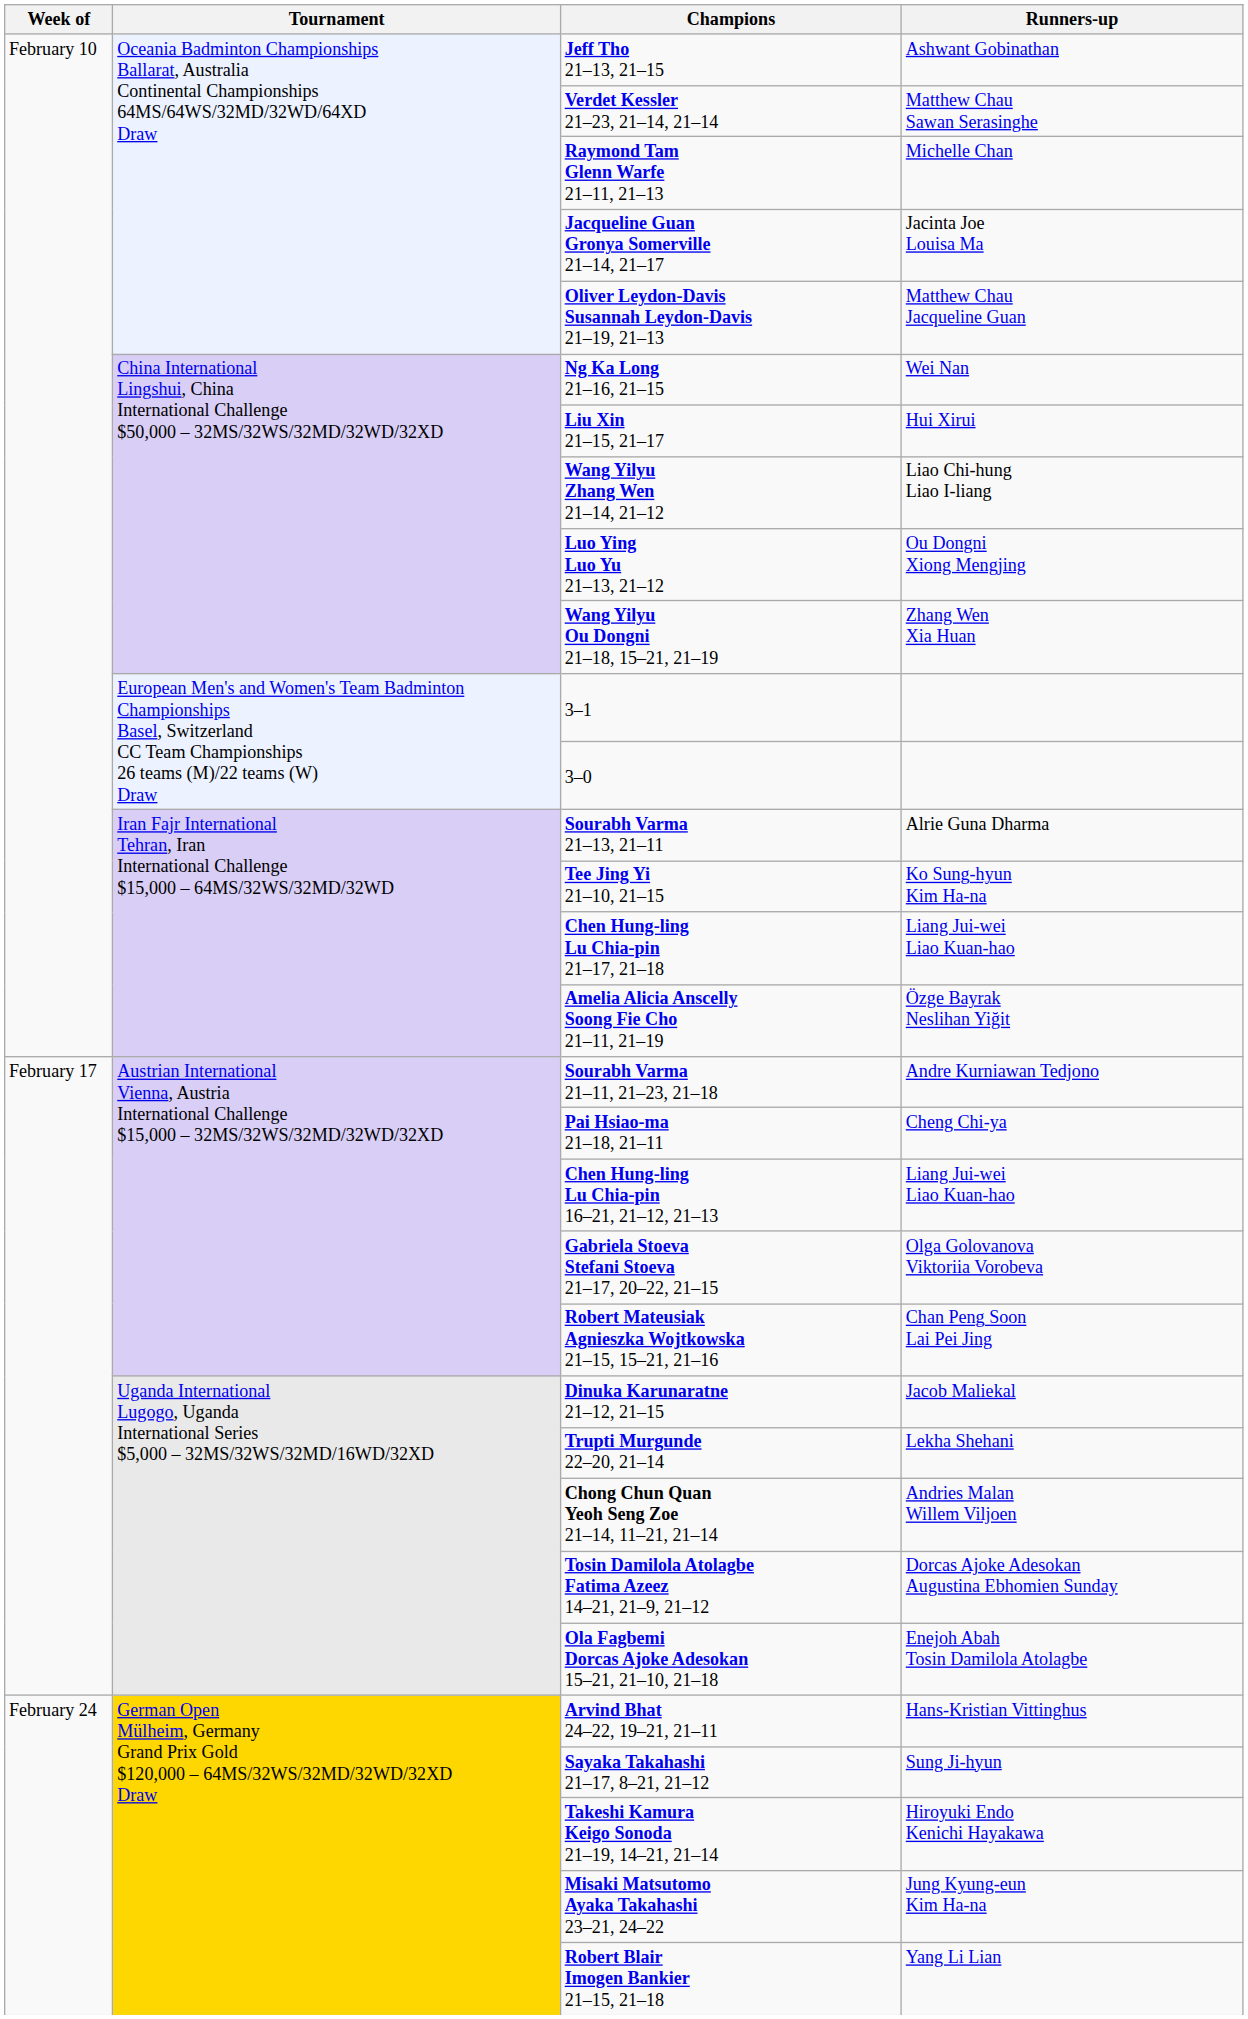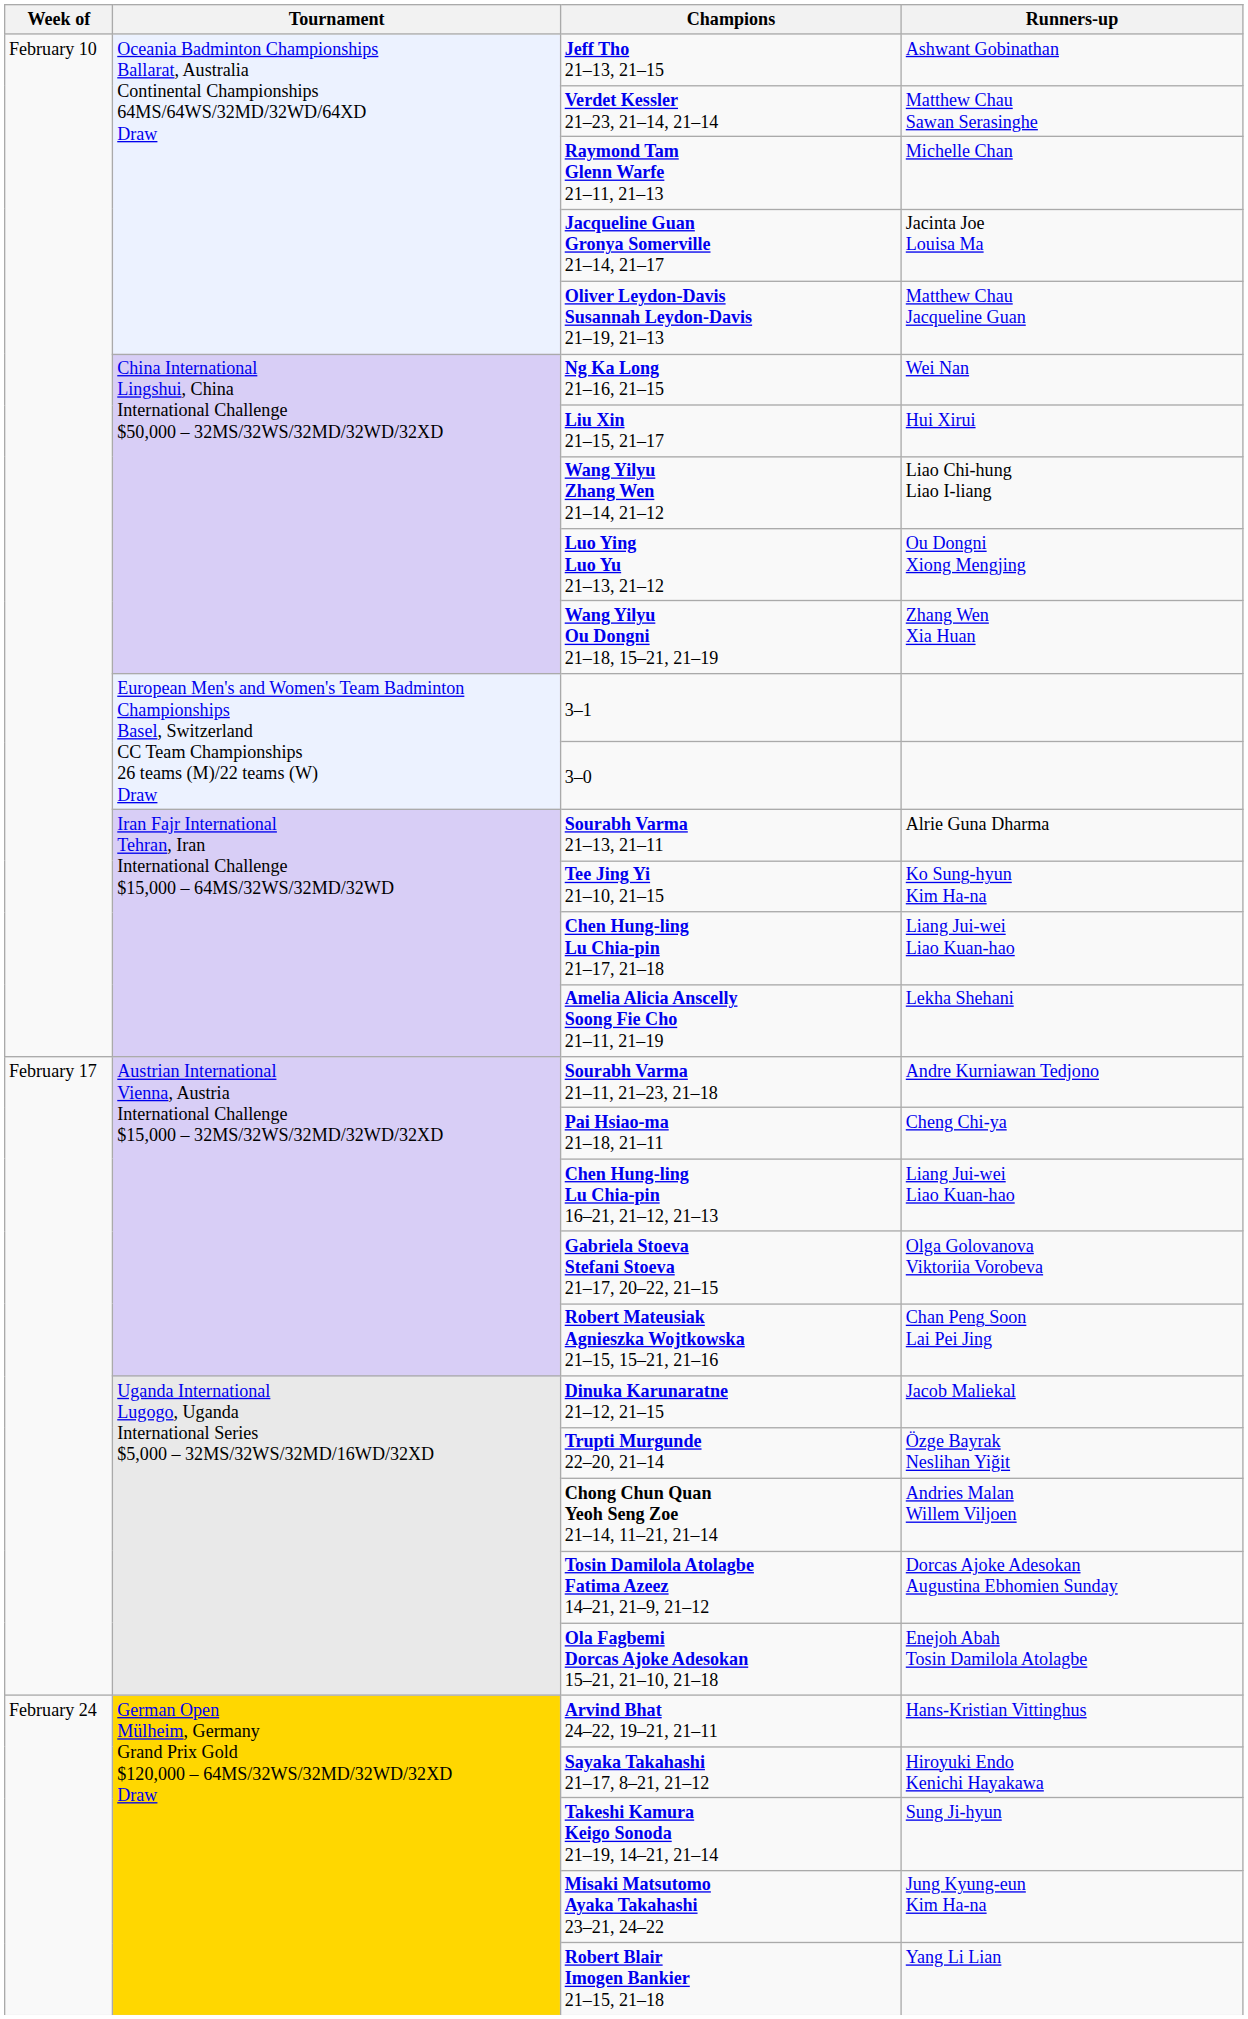(958, 1009) Özge Bayrak Neslihan Yiğit -> (960, 998) Lekha Shehani
(960, 1441) Lekha Shehani -> (958, 1452) Özge Bayrak Neslihan Yiğit
(954, 1761) Sung Ji-hyun -> (975, 1771) Hiroyuki Endo Kenichi Hayakawa
(975, 1822) Hiroyuki Endo Kenichi Hayakawa -> (954, 1812) Sung Ji-hyun
